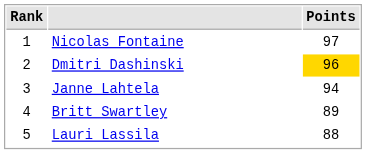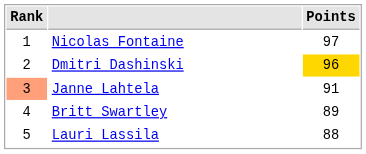(27, 89) no background -> (27, 89) lightsalmon background
(331, 89) 94 -> (331, 89) 91
